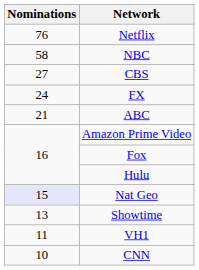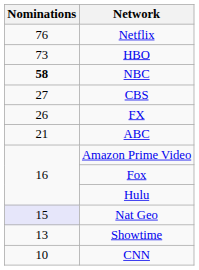+ row: (137, 54)
(42, 54) normal -> (42, 74) bold
(42, 94) 24 -> (42, 114) 26
- row: (137, 235)
